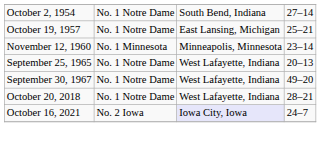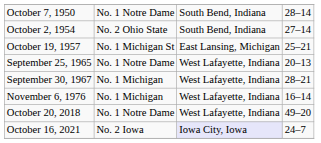+ row: (41, 12)
(135, 12) No. 1 Notre Dame -> (132, 29) No. 2 Ohio State
(135, 29) No. 1 Notre Dame -> (135, 46) No. 1 Michigan St
- row: (49, 46)
(135, 79) No. 1 Notre Dame -> (130, 79) No. 1 Michigan
(300, 79) 49–20 -> (298, 79) 28–21
+ row: (46, 96)
(300, 96) 28–21 -> (298, 113) 49–20
